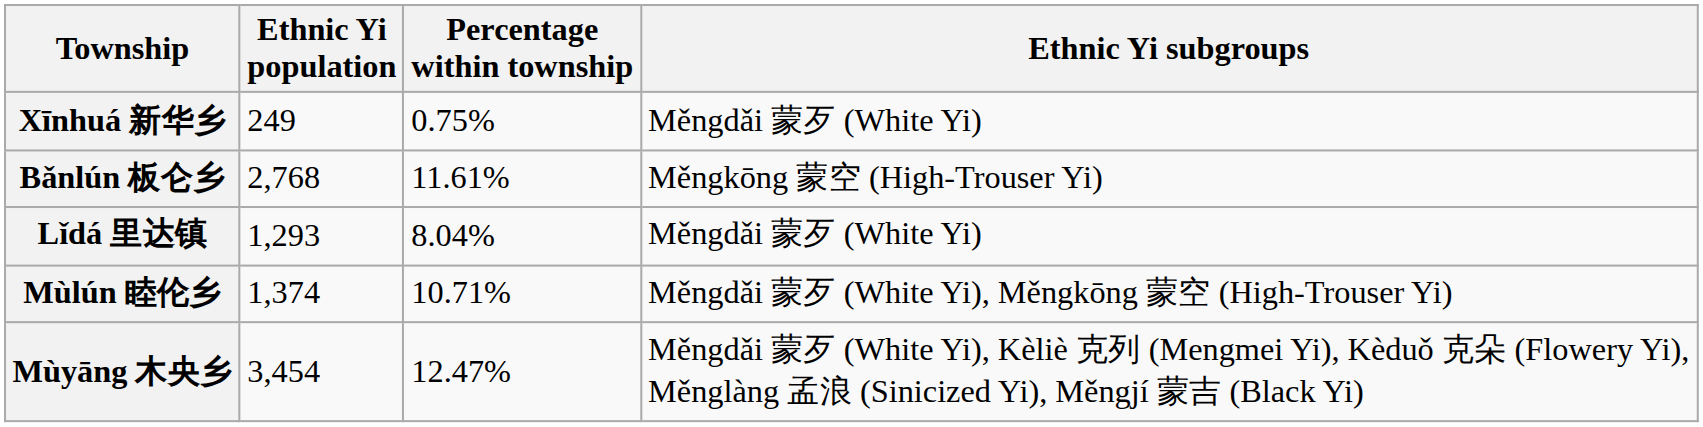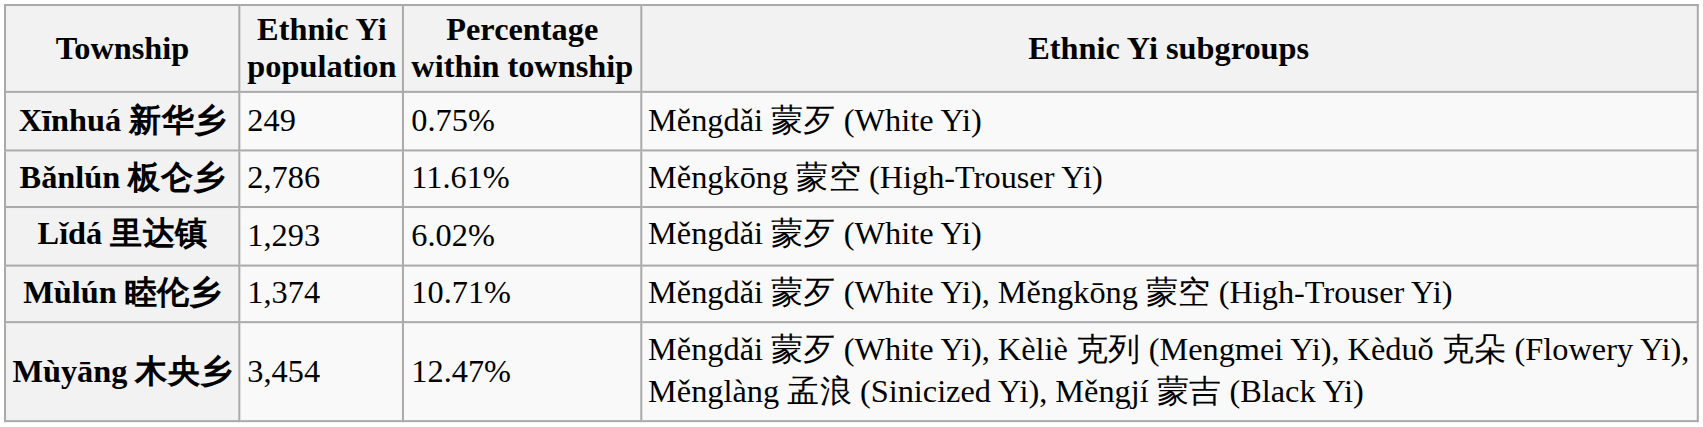(284, 178) 2,768 -> (284, 178) 2,786
(453, 235) 8.04% -> (453, 235) 6.02%
